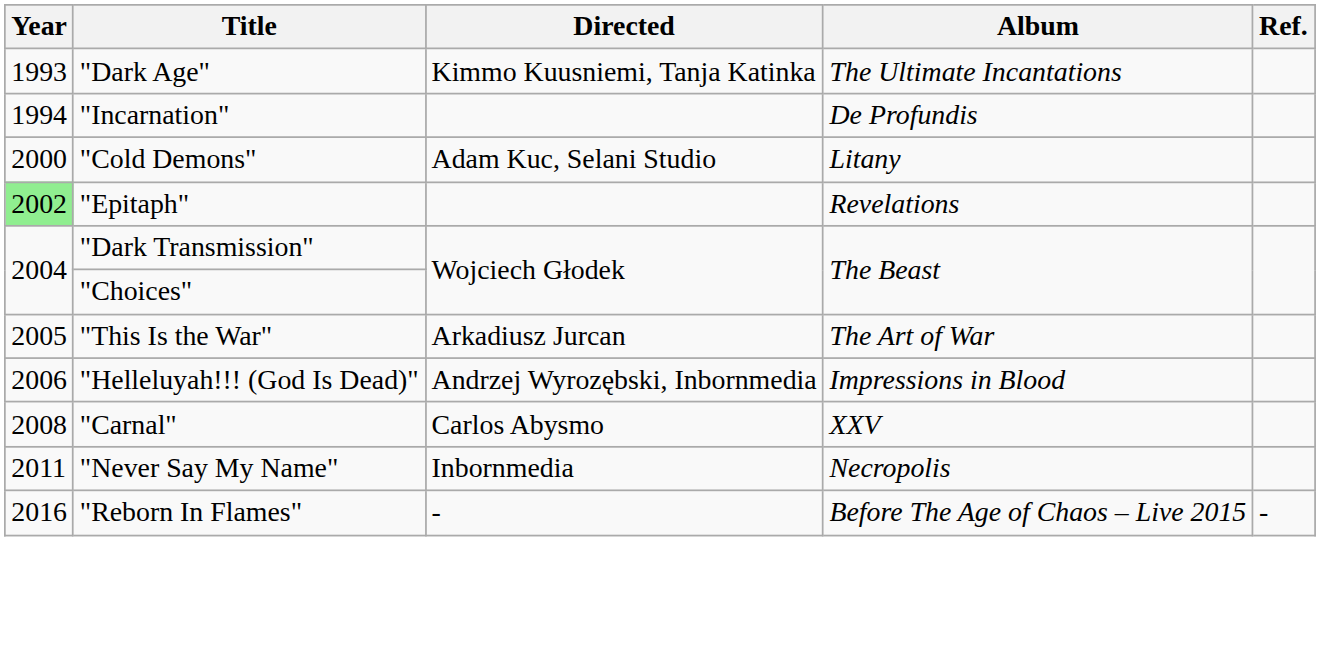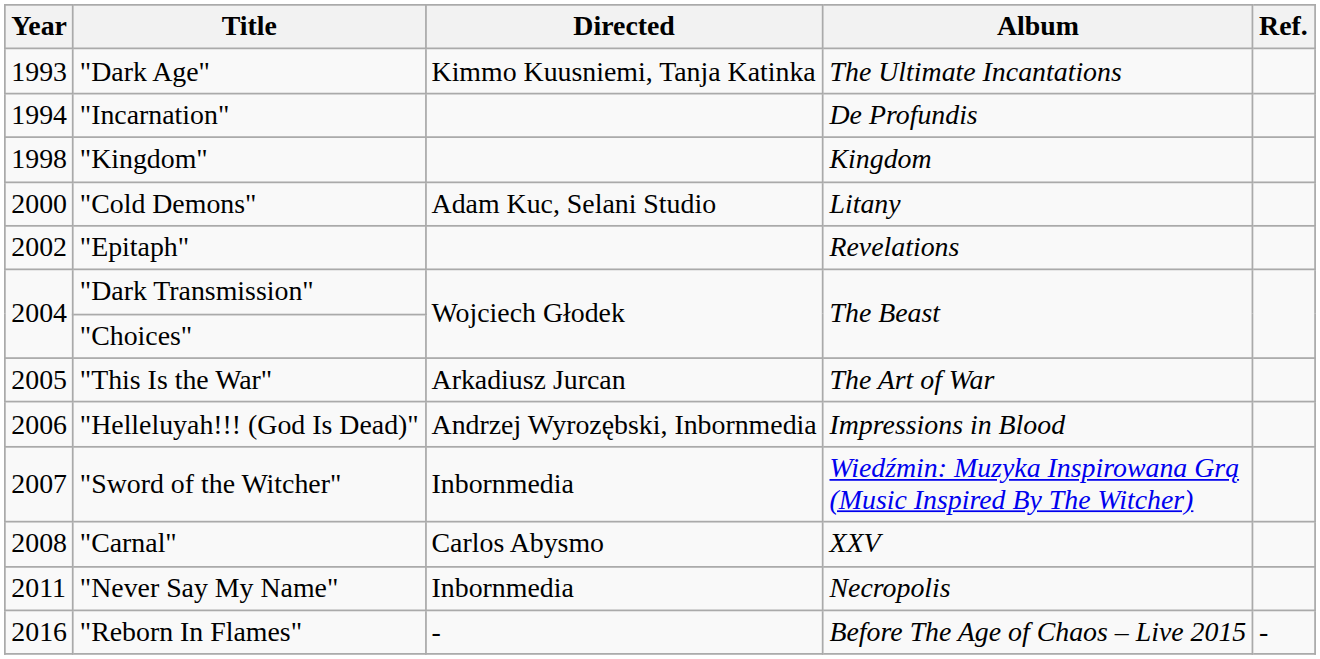+ row: (144, 159)
(39, 203) lightgreen background -> (39, 247) no background
+ row: (211, 483)
